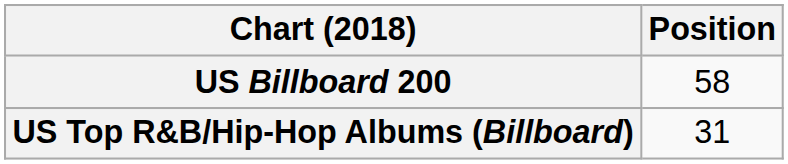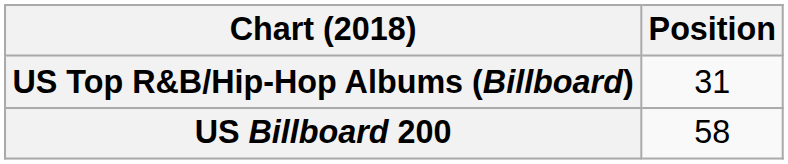rows swapped: (323, 81) <-> (323, 132)
